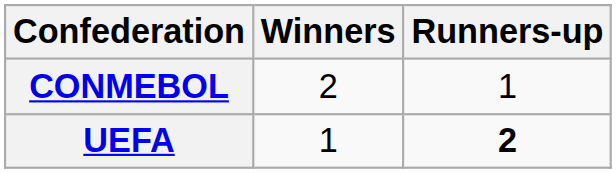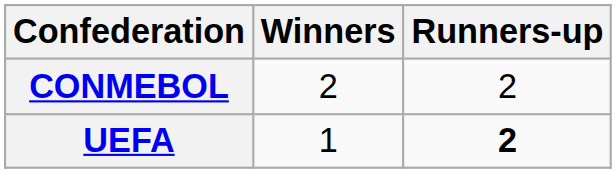(507, 85) 1 -> (507, 85) 2
